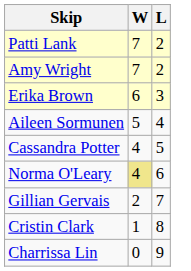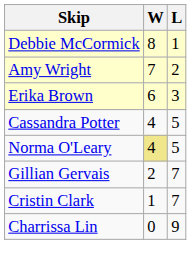+ row: (74, 43)
- row: (42, 43)
- row: (66, 122)
(160, 174) 6 -> (175, 148) 5
(160, 226) 8 -> (175, 200) 7
